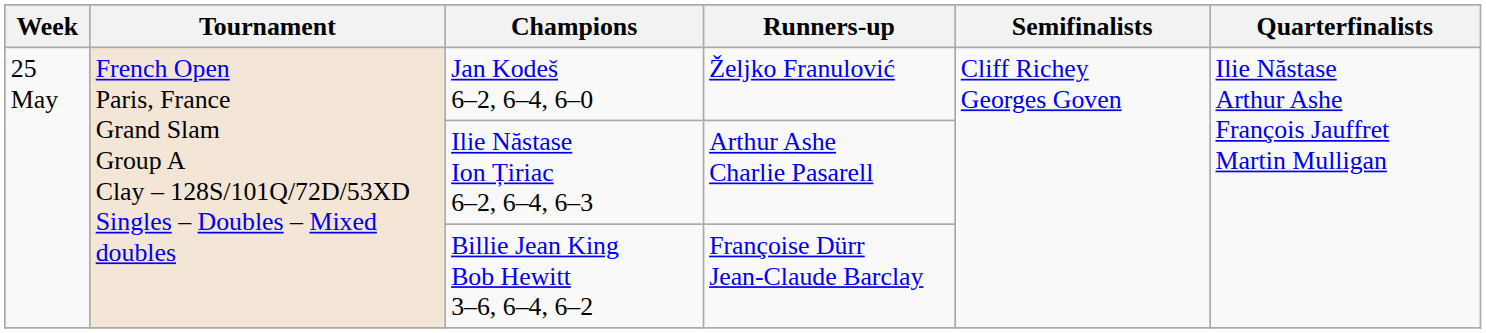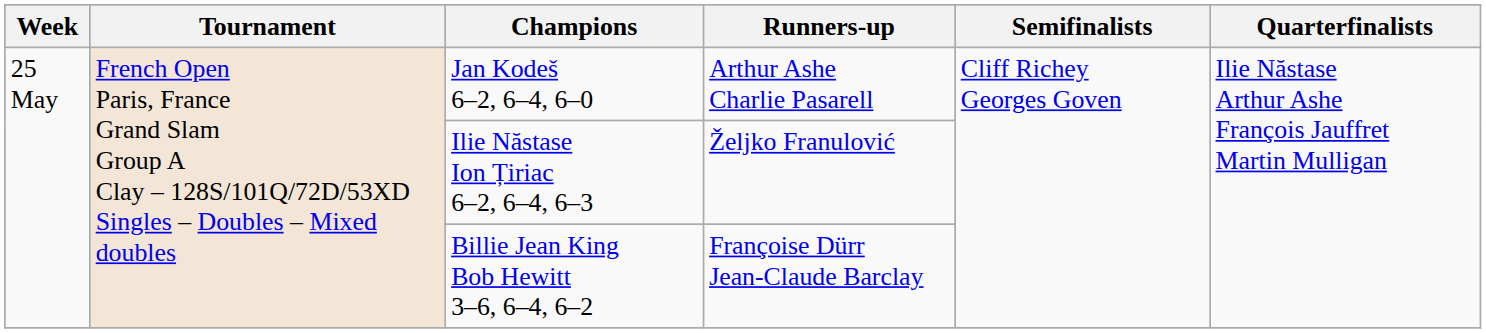(802, 68) Željko Franulović -> (791, 83) Arthur Ashe Charlie Pasarell
(791, 157) Arthur Ashe Charlie Pasarell -> (802, 141) Željko Franulović
